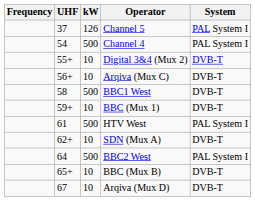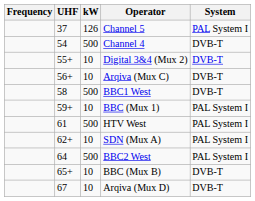(220, 44) PAL System I -> (208, 44) DVB-T
(208, 108) DVB-T -> (220, 108) PAL System I
(208, 140) DVB-T -> (220, 140) PAL System I
